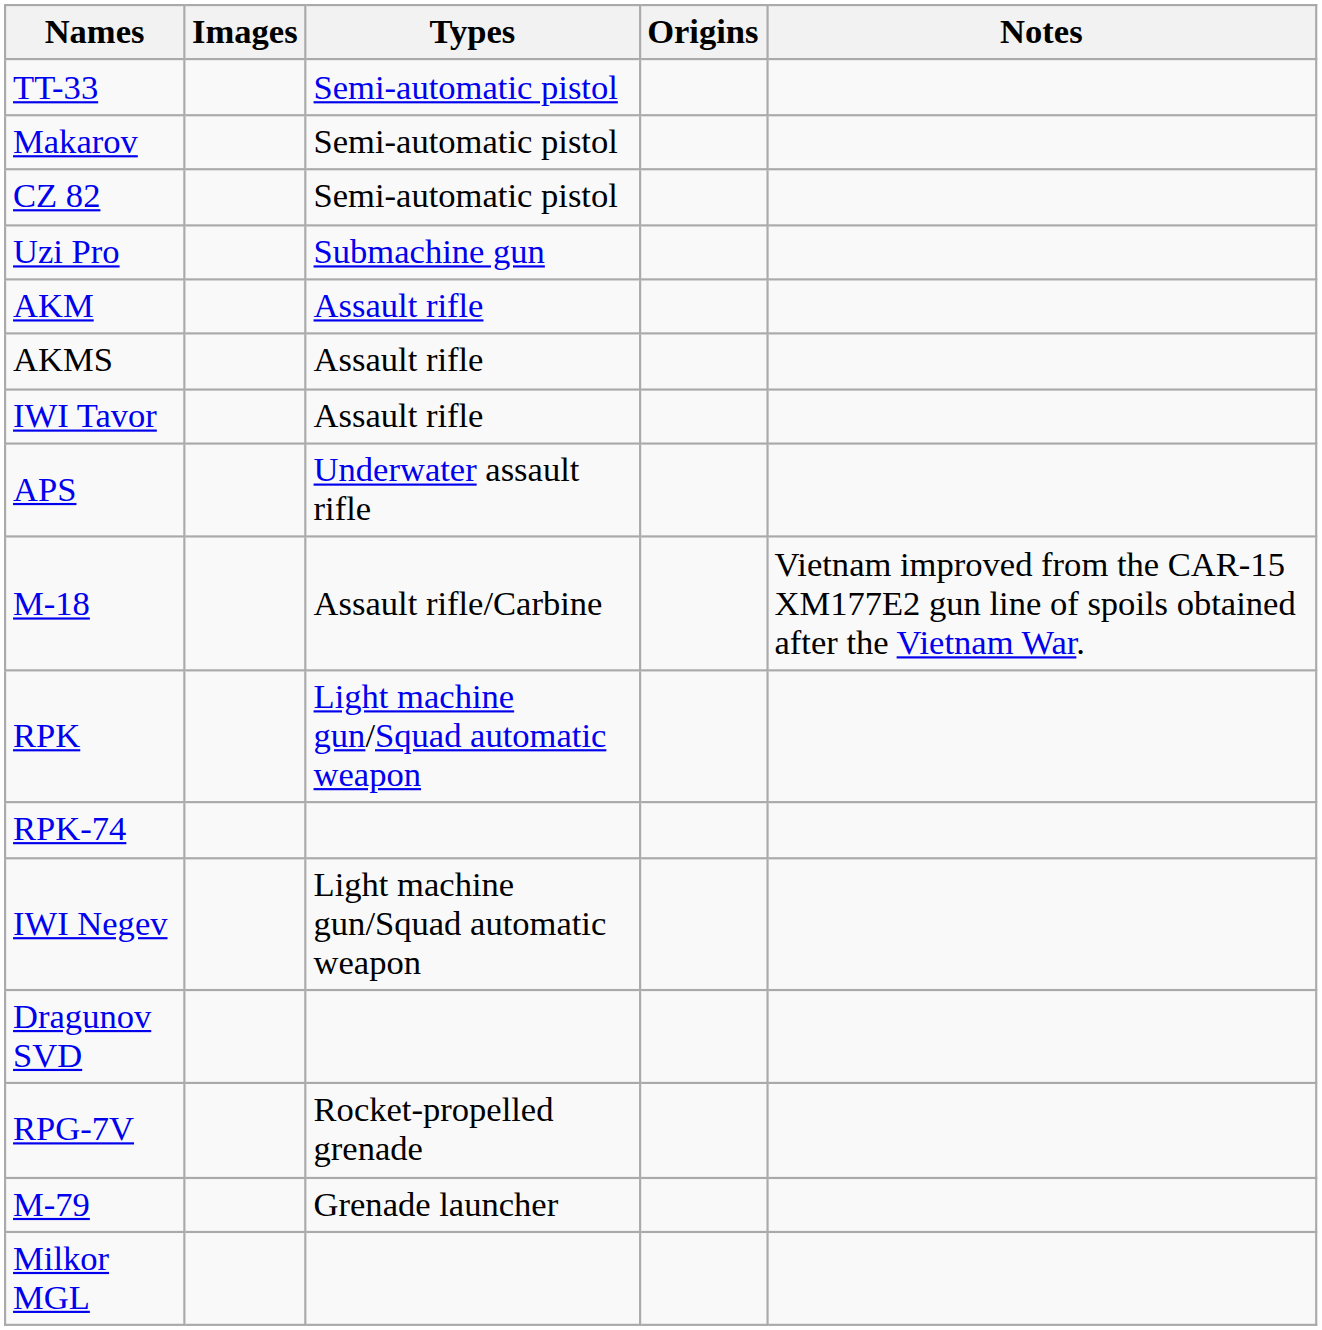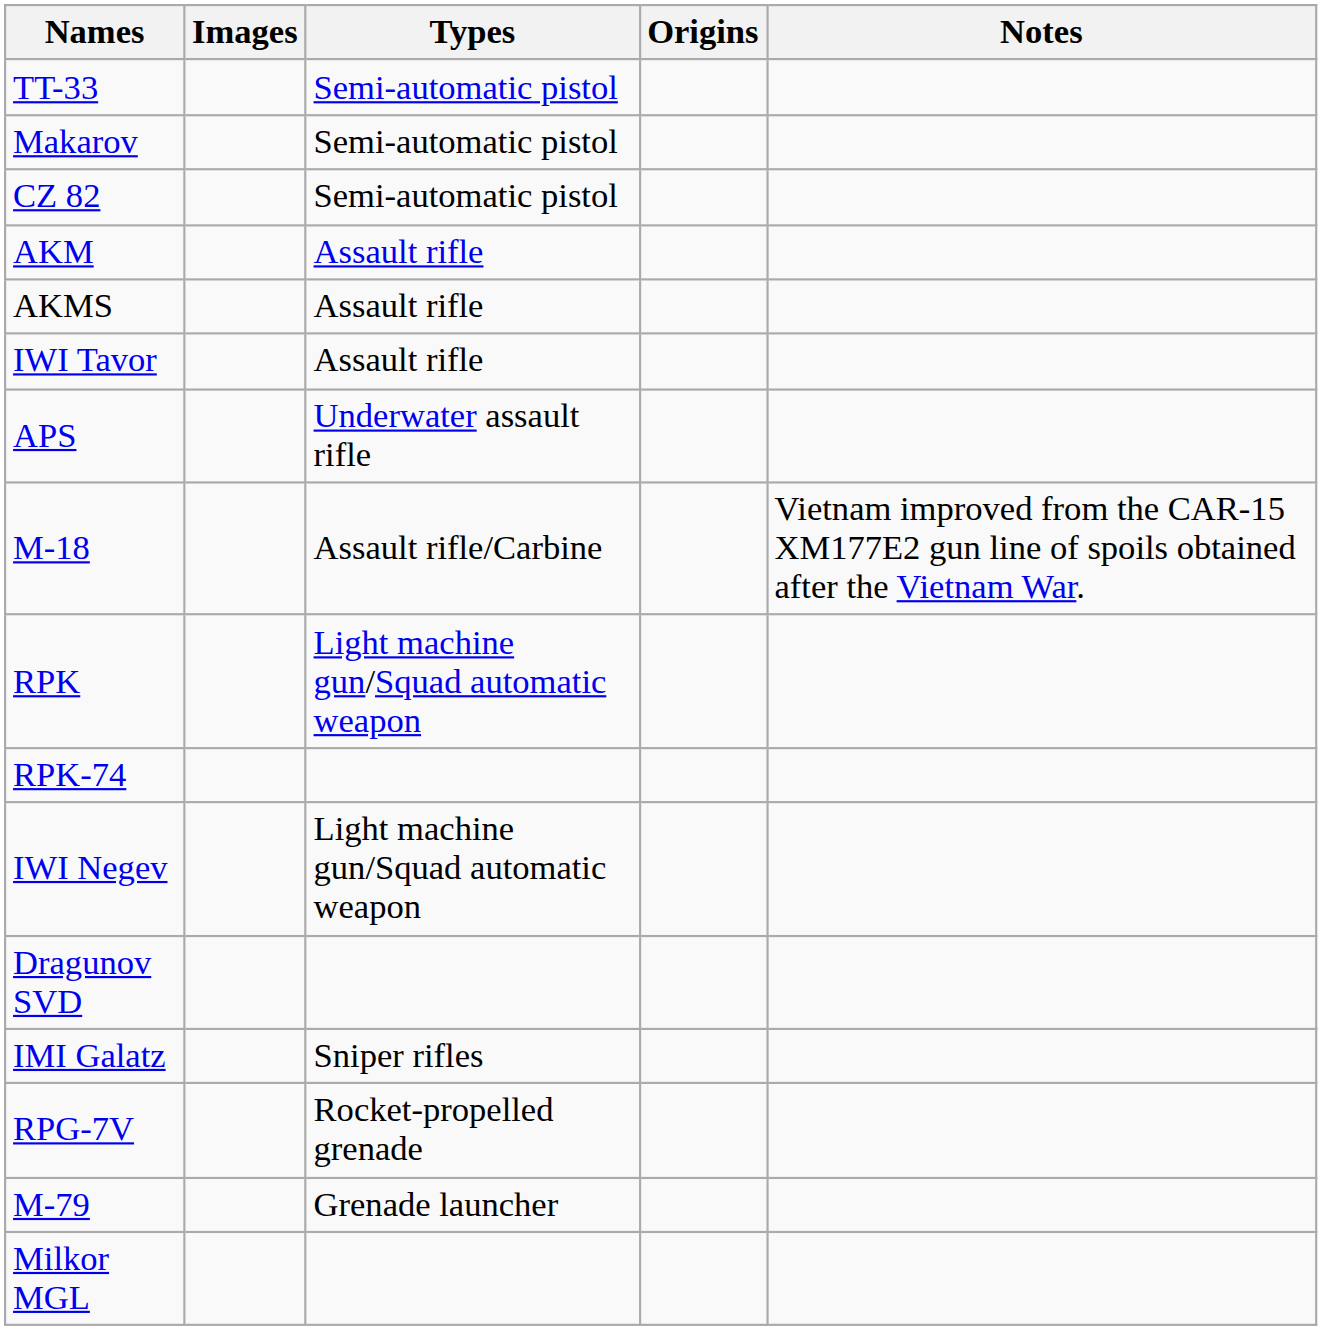- row: (66, 251)
+ row: (89, 1055)
